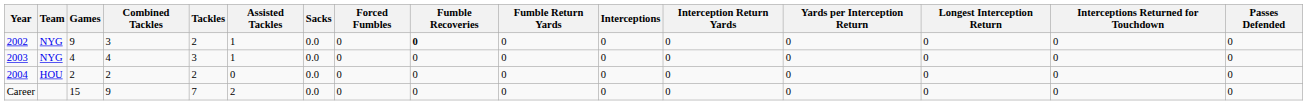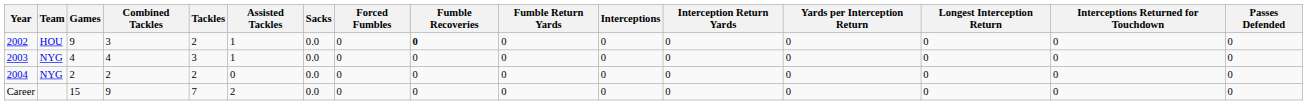(51, 41) NYG -> (51, 41) HOU
(51, 74) HOU -> (51, 74) NYG
